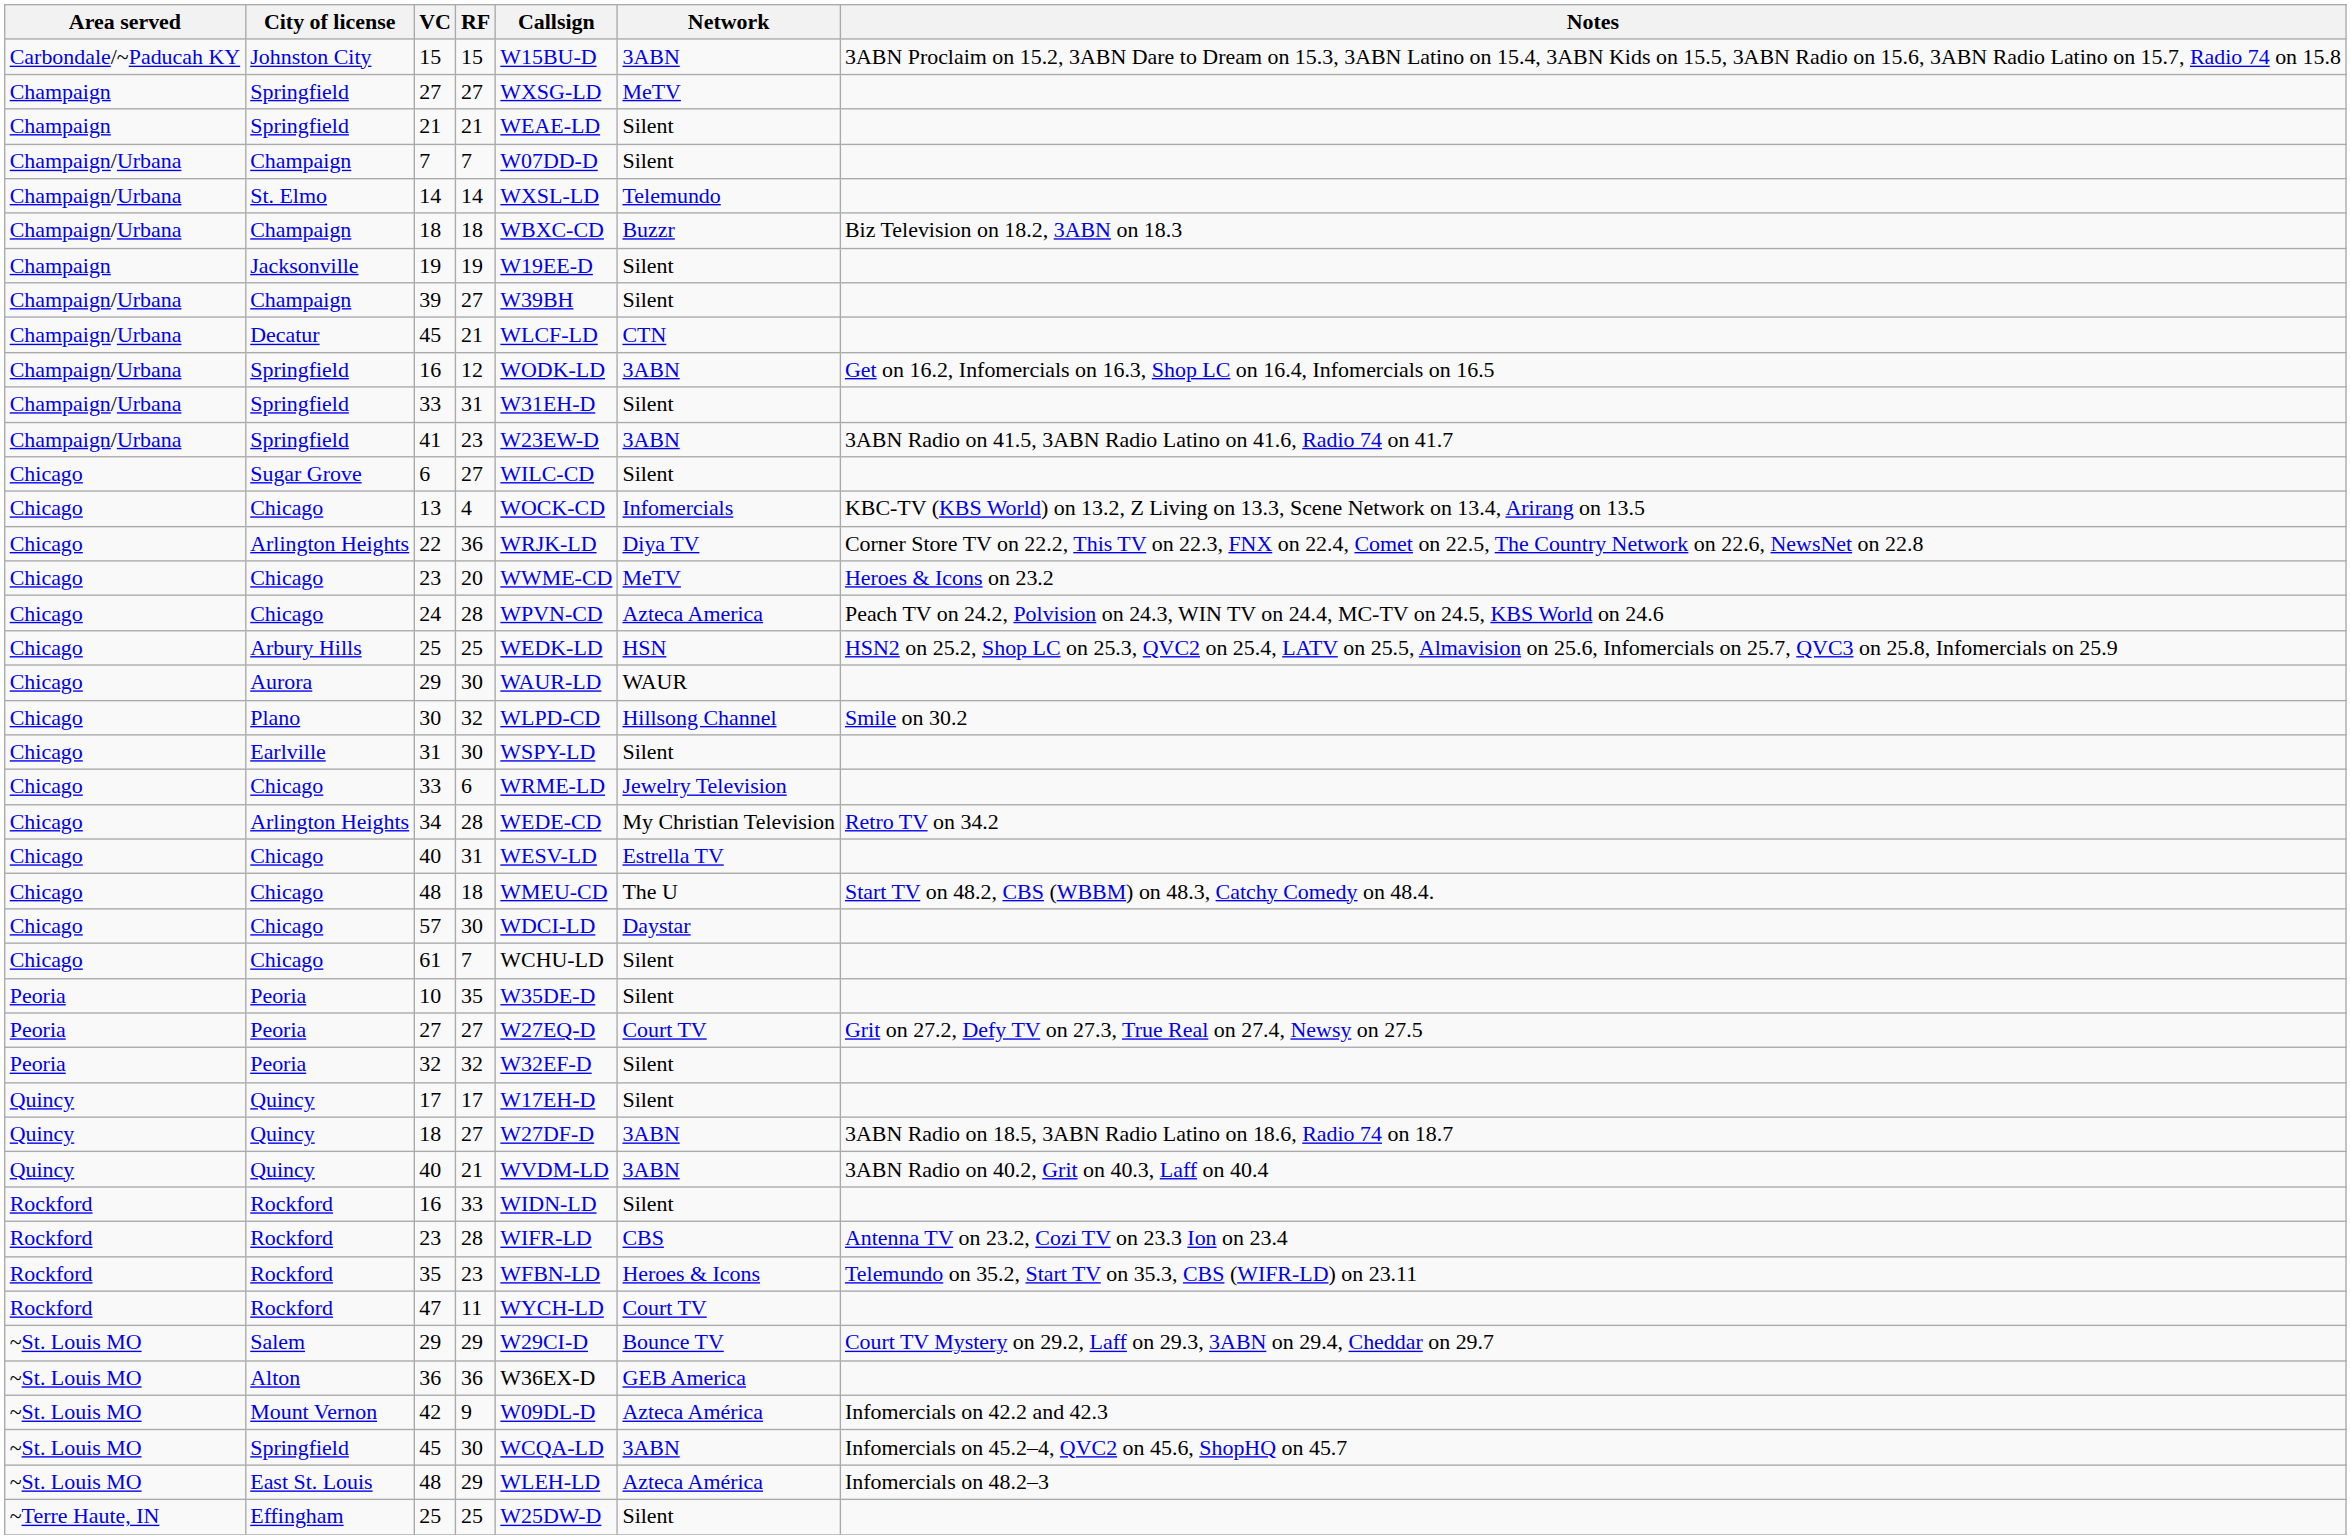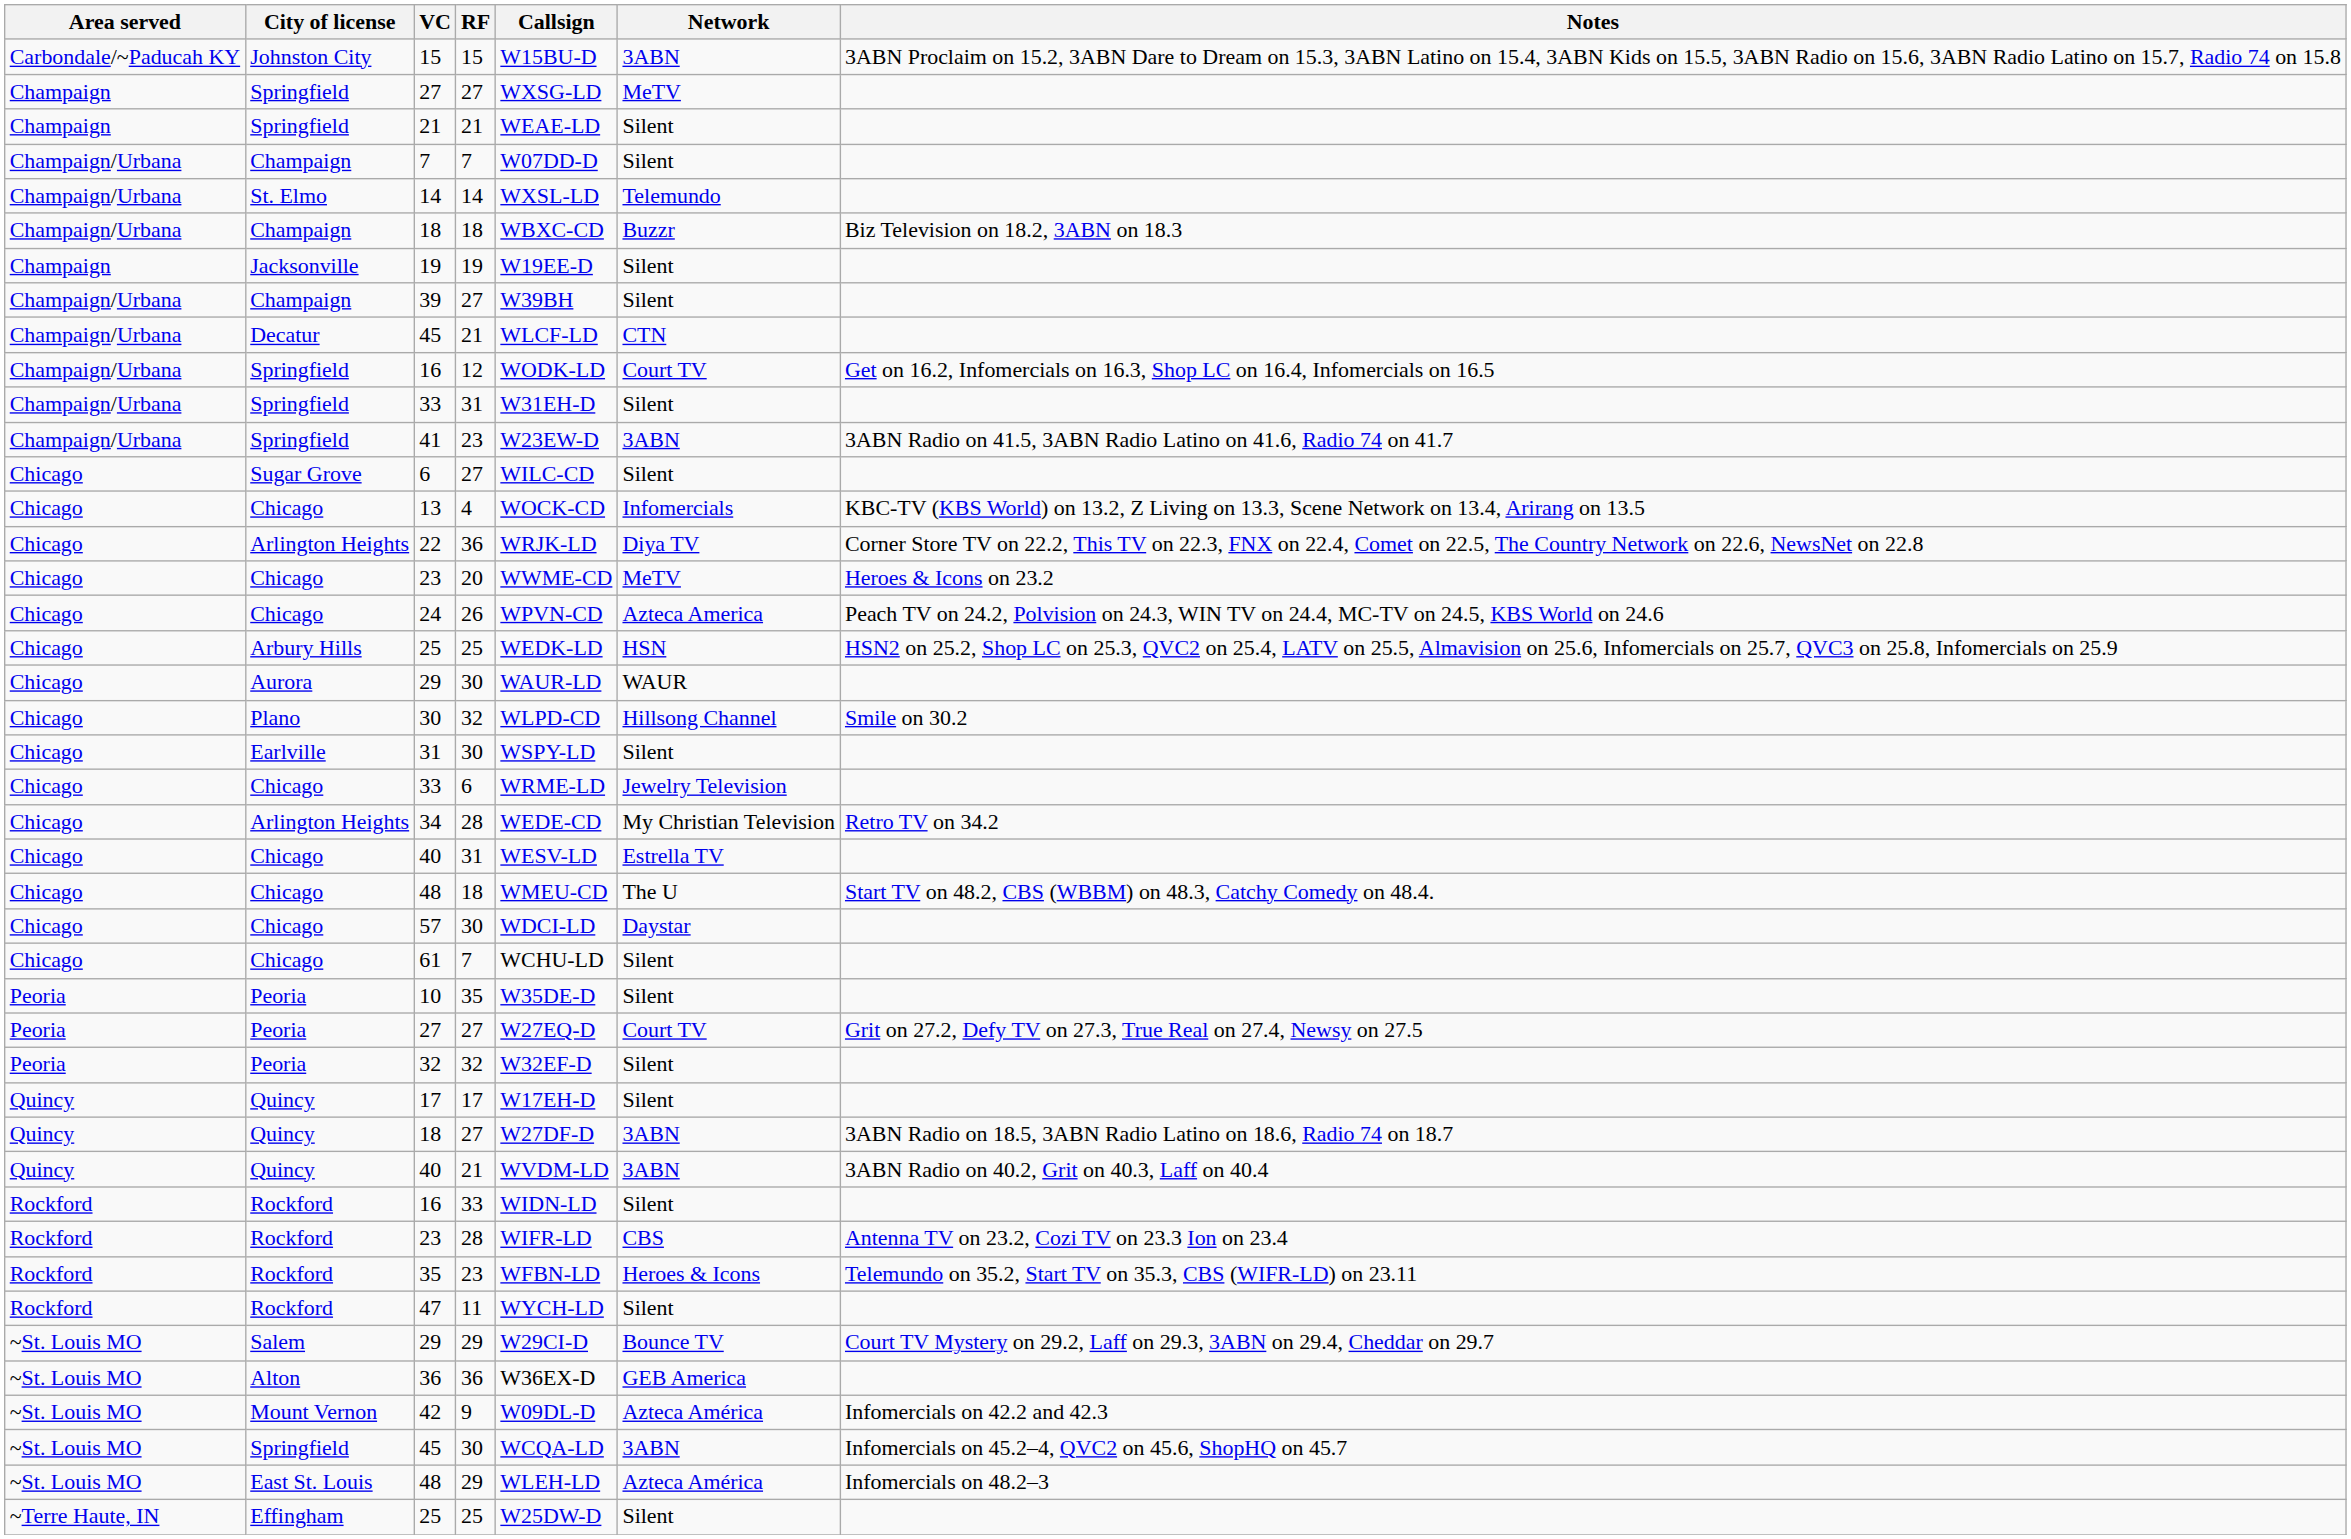(651, 369) 3ABN -> (665, 369) Court TV
(472, 612) 28 -> (472, 612) 26
(665, 1308) Court TV -> (648, 1308) Silent
